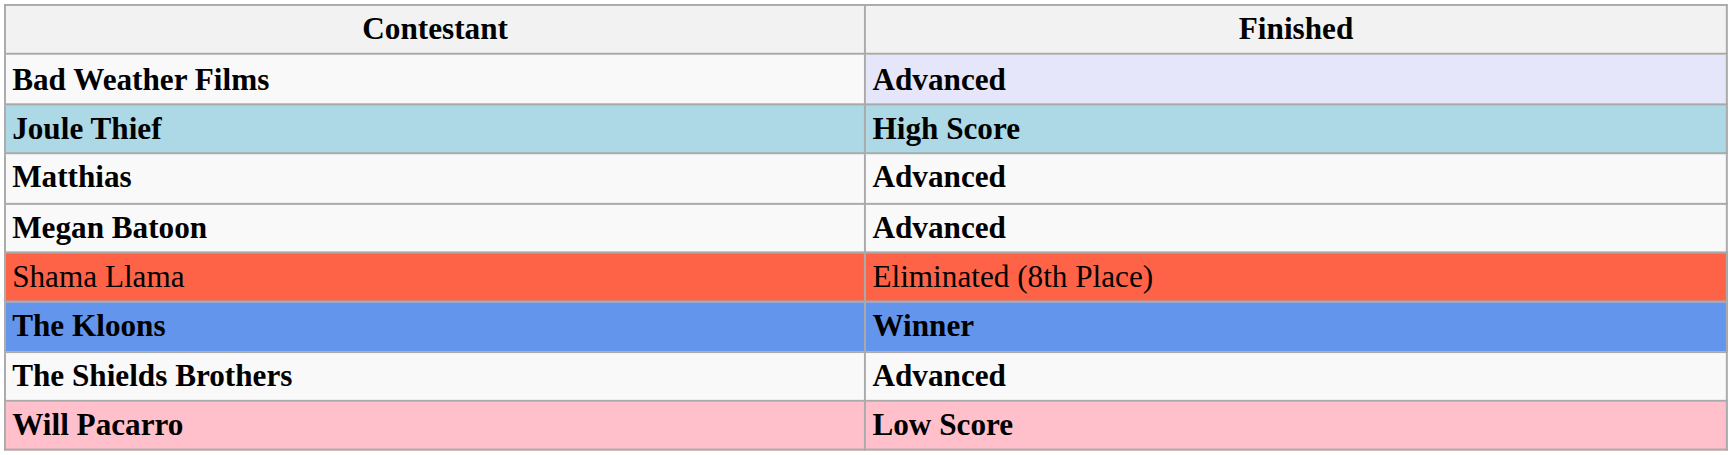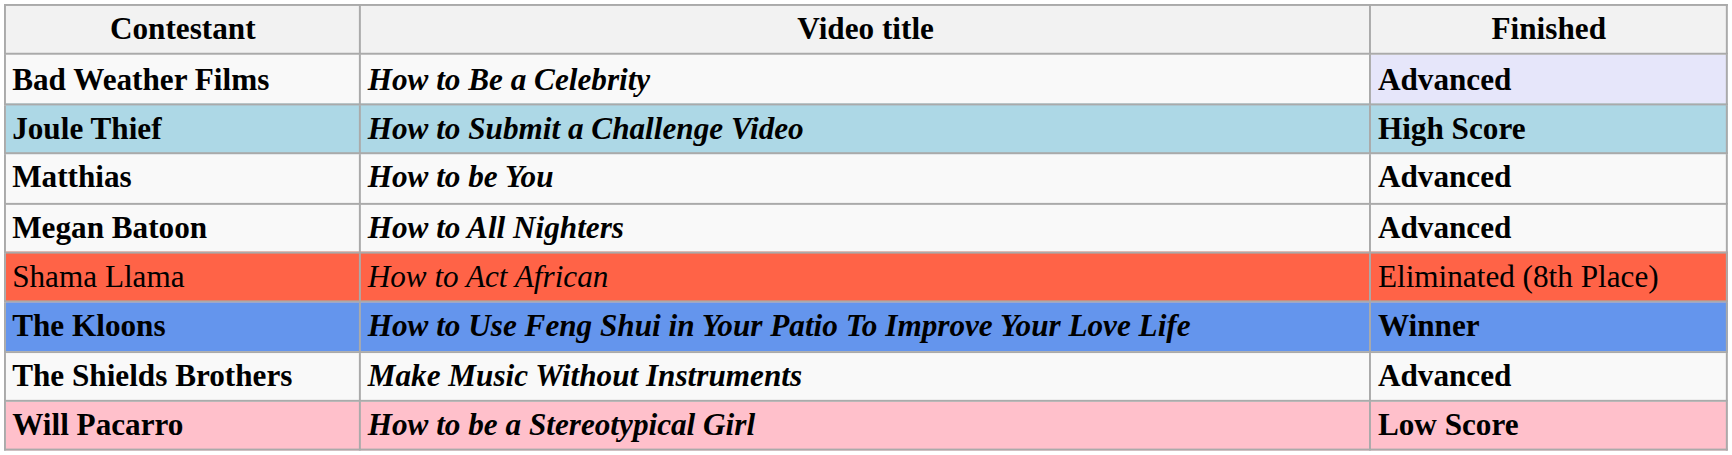+ column: (866, 29)
